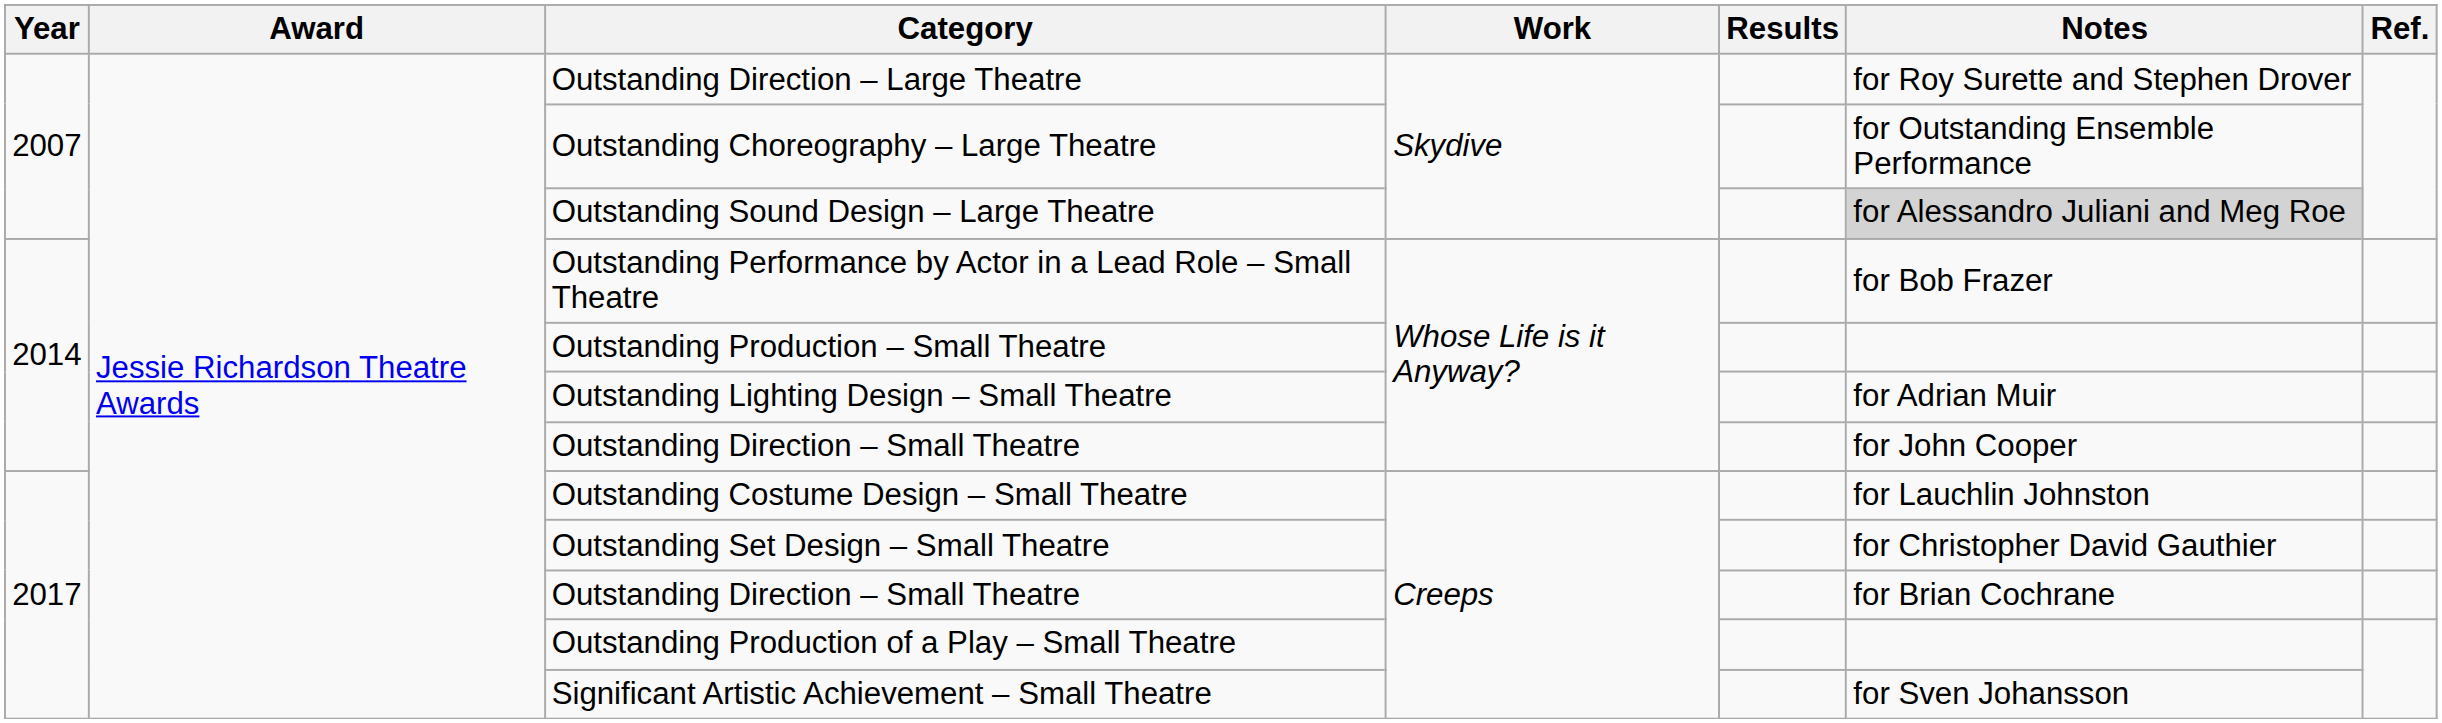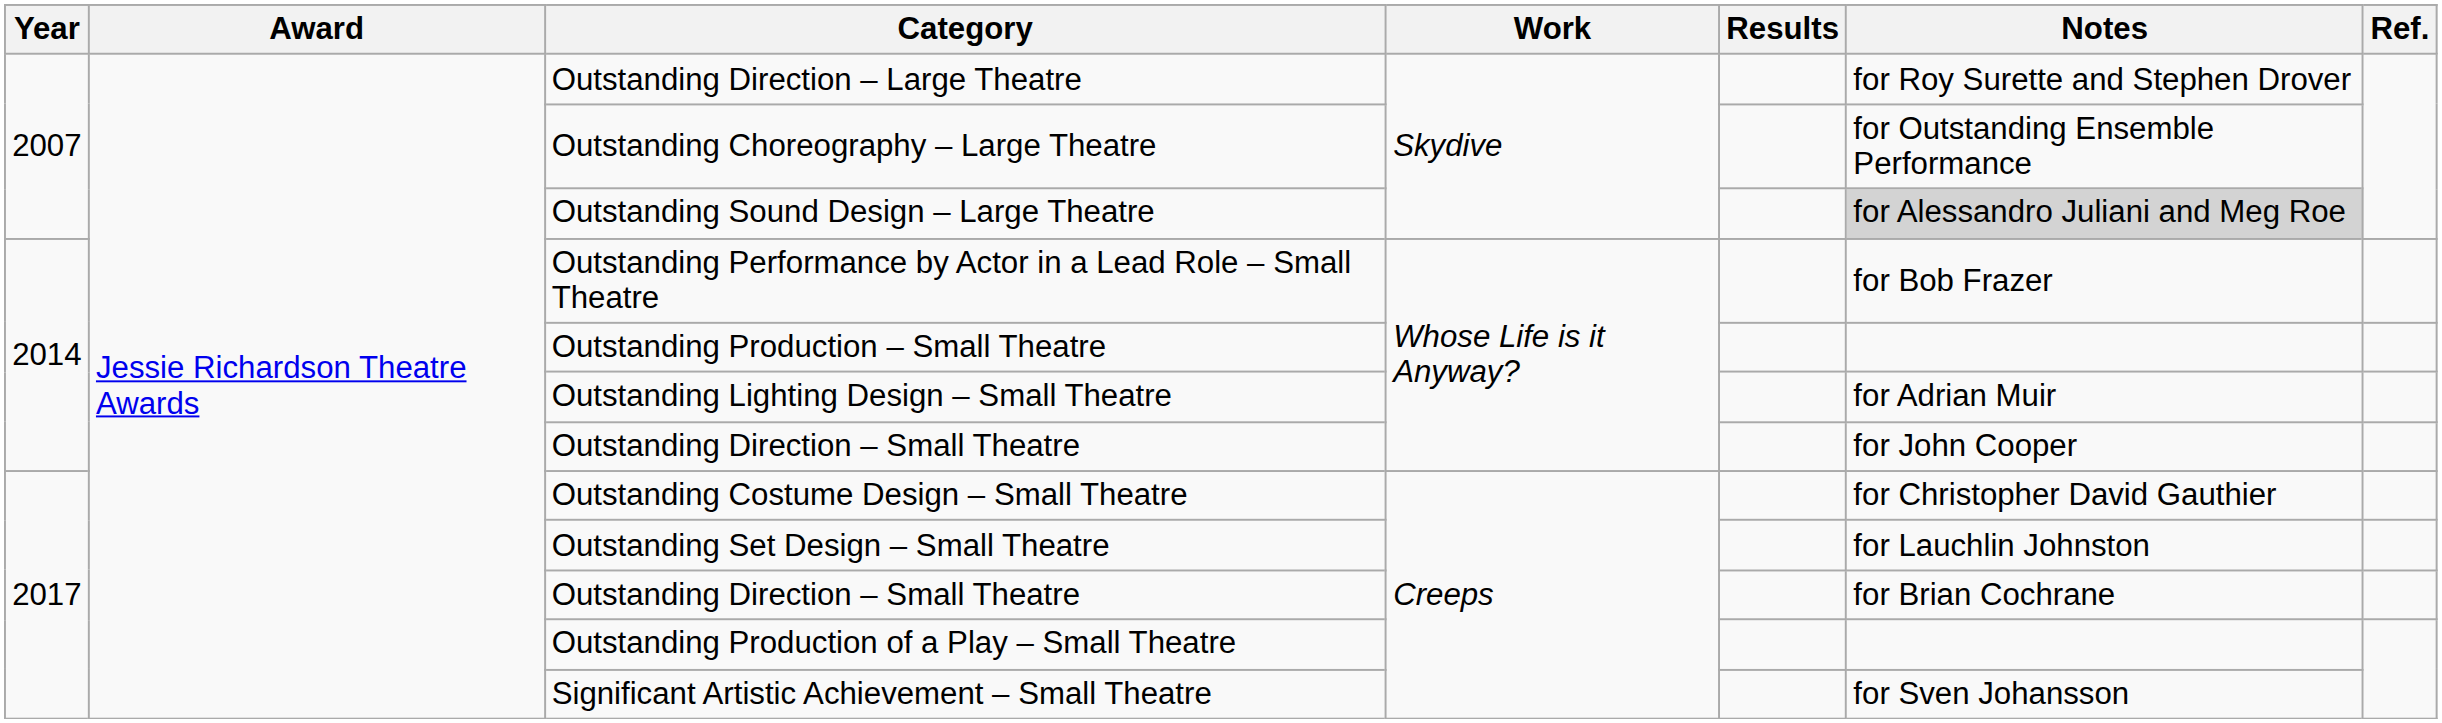(2002, 495) for Lauchlin Johnston -> (2065, 495) for Christopher David Gauthier
(2065, 544) for Christopher David Gauthier -> (2002, 544) for Lauchlin Johnston
